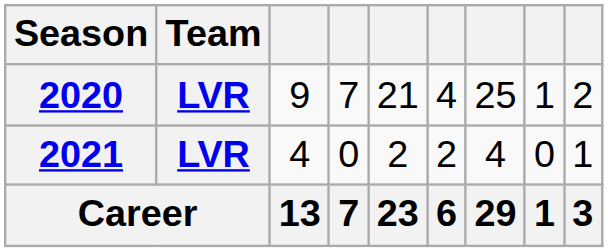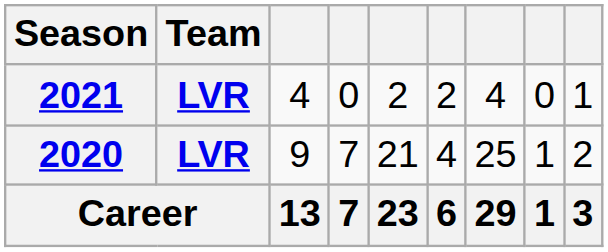rows swapped: (81, 94) <-> (81, 154)
